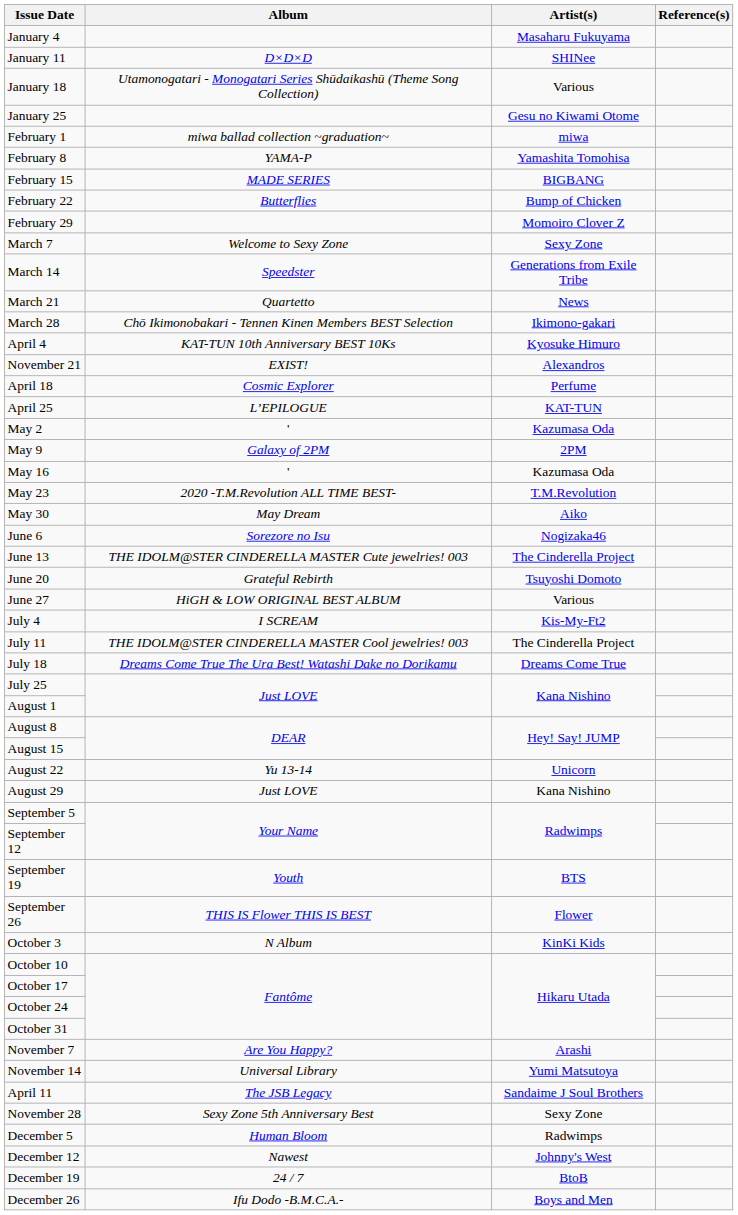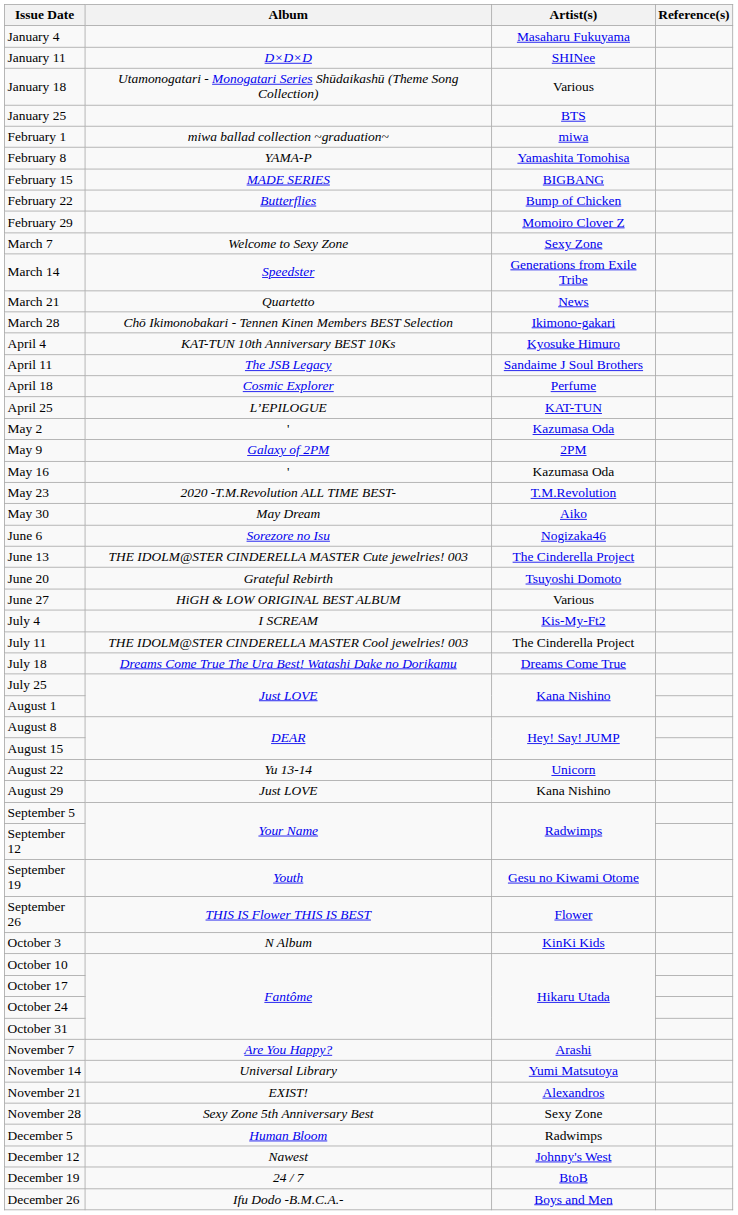(573, 115) Gesu no Kiwami Otome -> (573, 115) BTS
rows swapped: (30, 1092) <-> (44, 365)
(573, 878) BTS -> (573, 878) Gesu no Kiwami Otome
